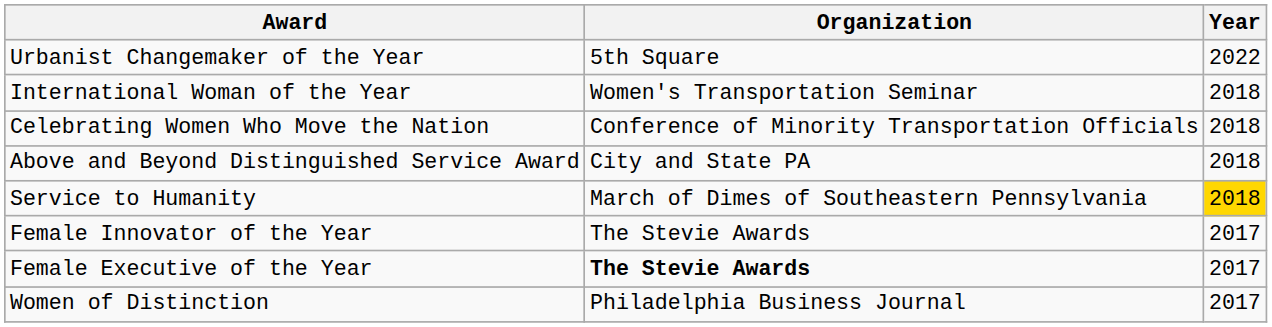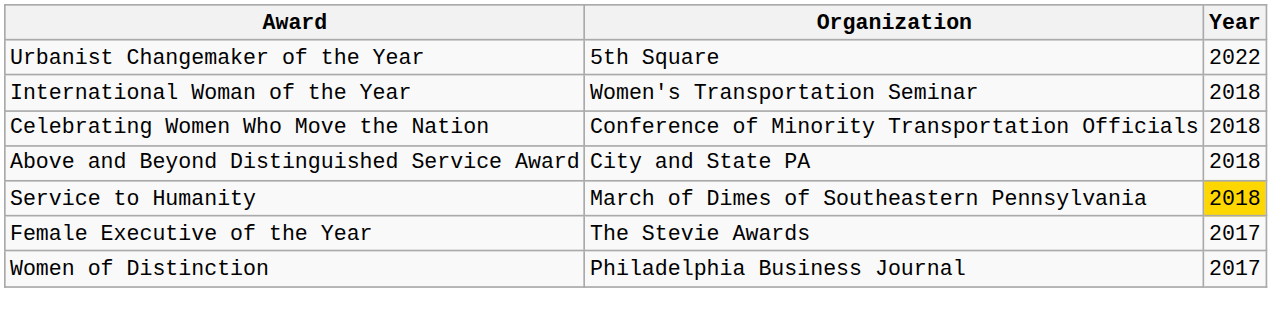- row: (191, 233)
(700, 269) bold -> (700, 233) normal
